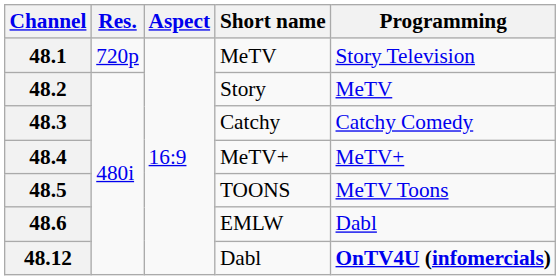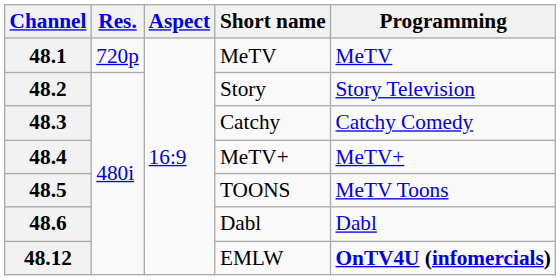(405, 55) Story Television -> (364, 55) MeTV
(364, 88) MeTV -> (405, 88) Story Television
(252, 223) EMLW -> (241, 223) Dabl
(241, 257) Dabl -> (252, 257) EMLW
